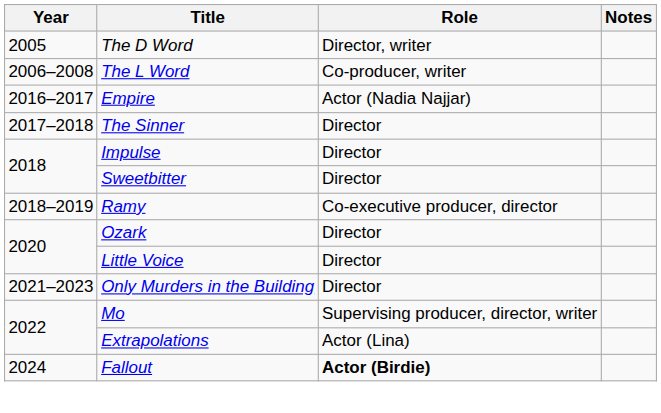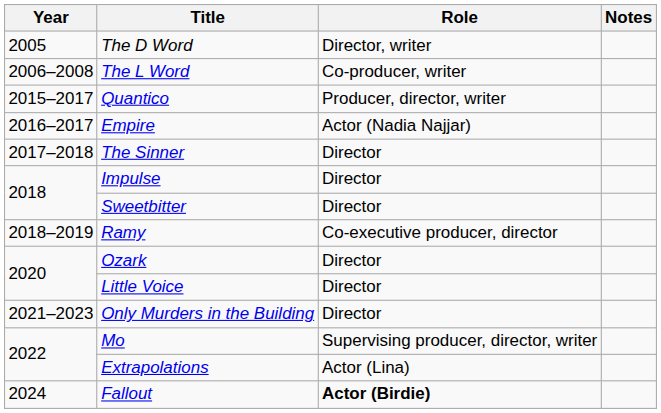+ row: (135, 98)
